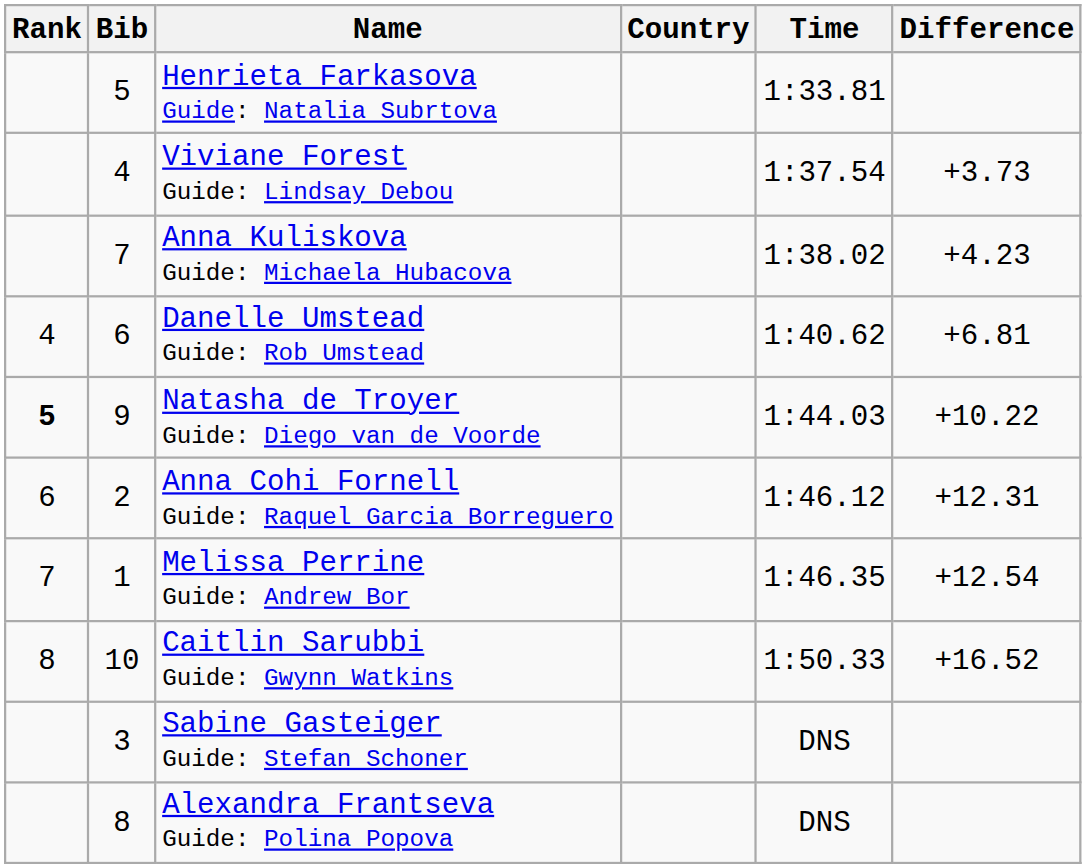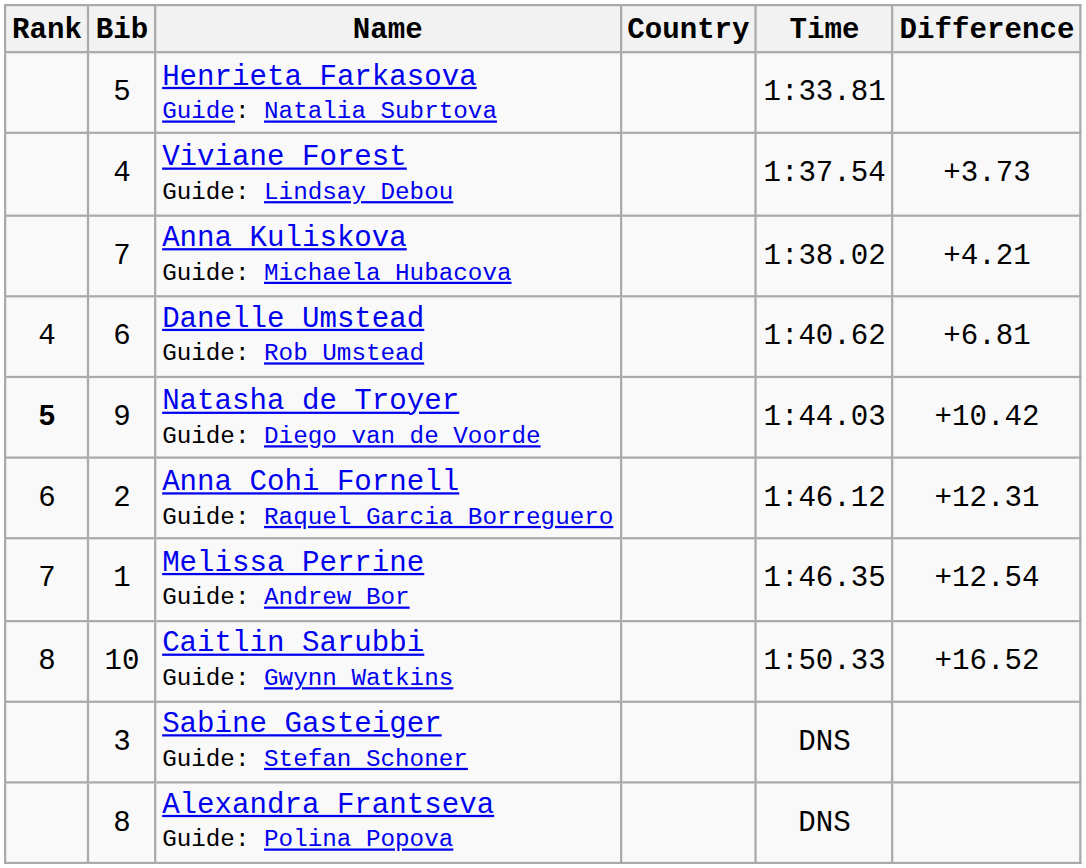(987, 255) +4.23 -> (987, 255) +4.21
(987, 417) +10.22 -> (987, 417) +10.42
